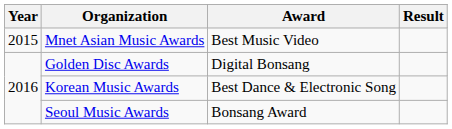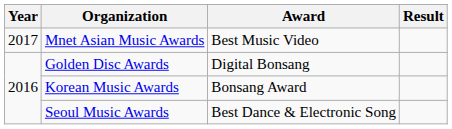(23, 40) 2015 -> (23, 40) 2017
(304, 87) Best Dance & Electronic Song -> (259, 87) Bonsang Award
(259, 111) Bonsang Award -> (304, 111) Best Dance & Electronic Song
